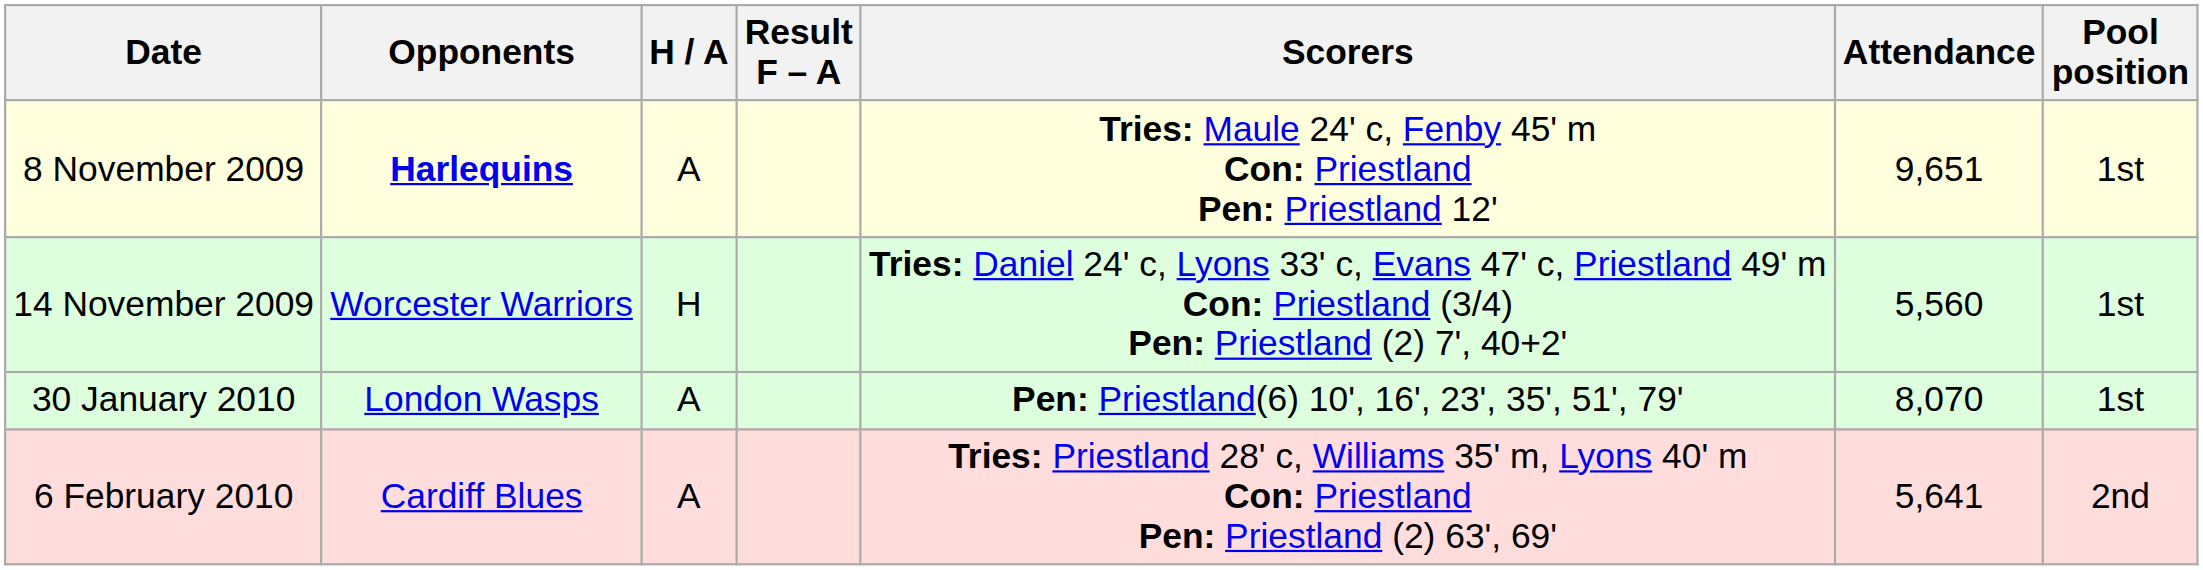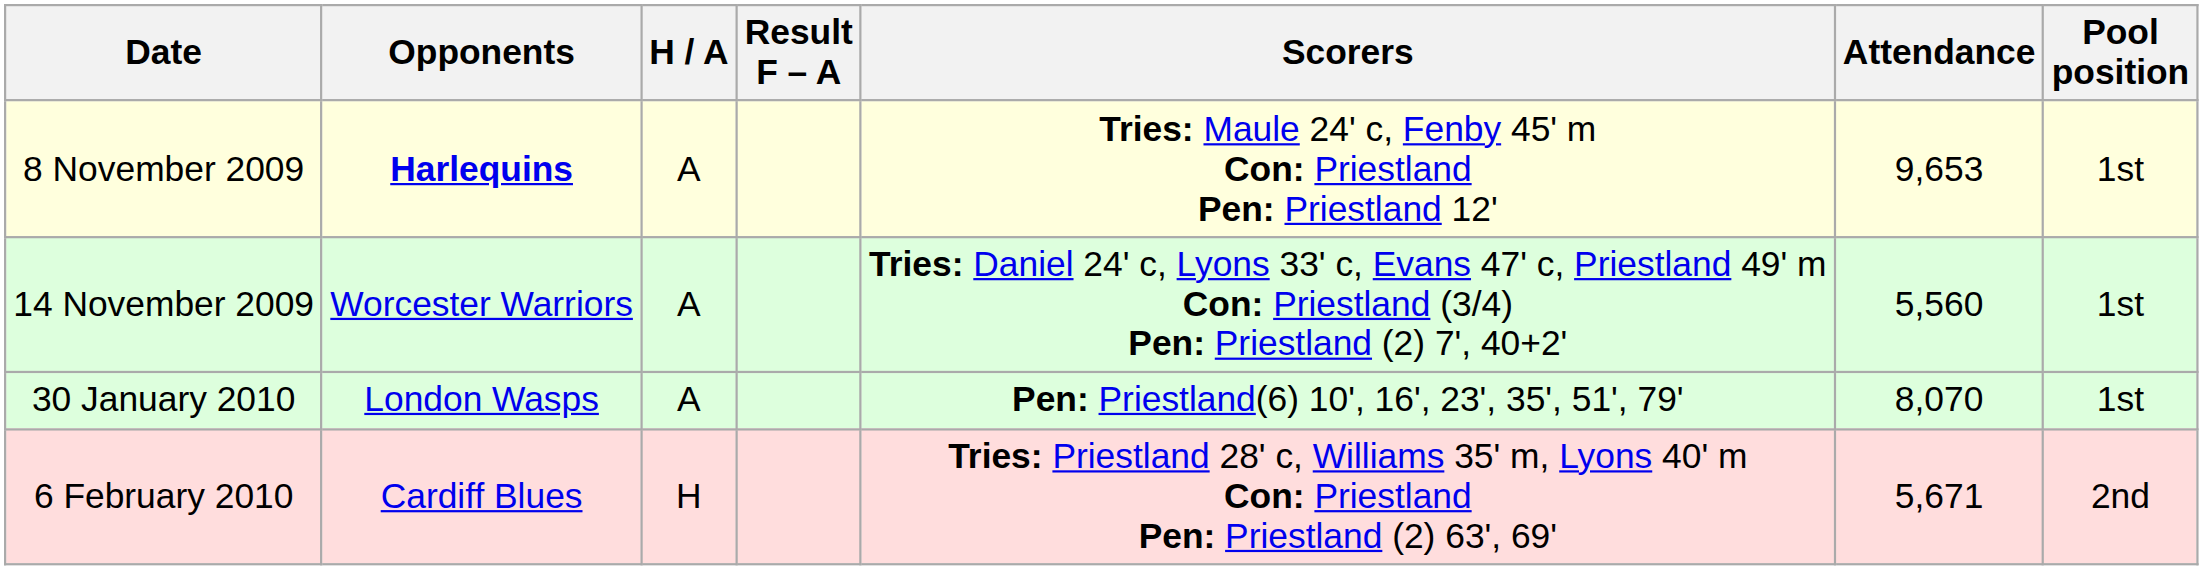(1939, 168) 9,651 -> (1939, 168) 9,653
(689, 303) H -> (689, 303) A
(689, 495) A -> (689, 495) H
(1939, 495) 5,641 -> (1939, 495) 5,671
